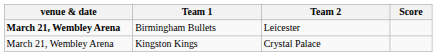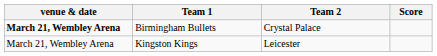(282, 28) Leicester -> (292, 28) Crystal Palace
(292, 43) Crystal Palace -> (282, 43) Leicester
